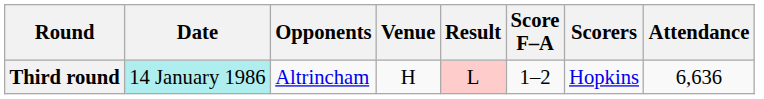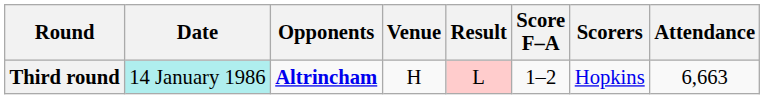(322, 76) normal -> (326, 76) bold
(699, 76) 6,636 -> (705, 76) 6,663
